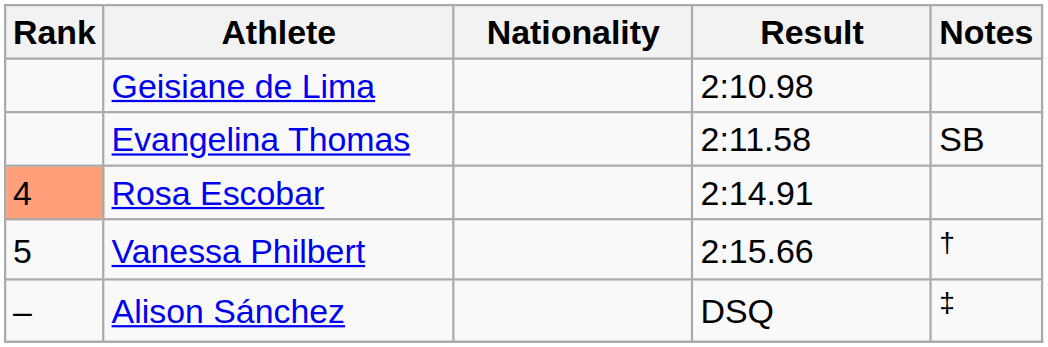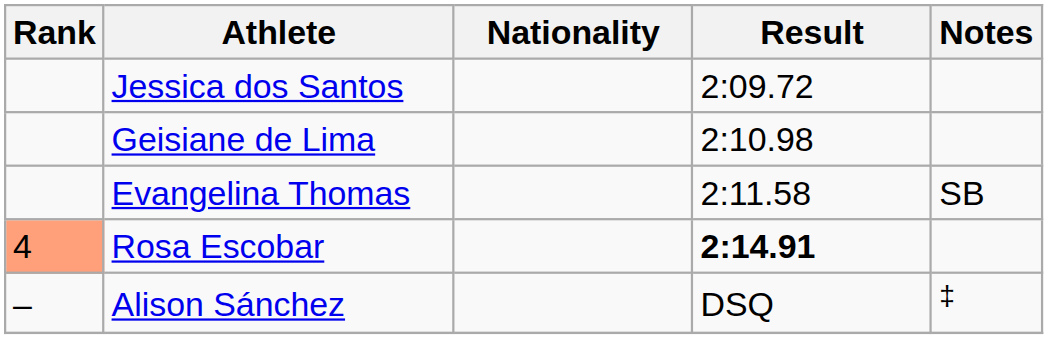+ row: (257, 86)
(757, 193) normal -> (758, 247) bold
- row: (238, 250)
